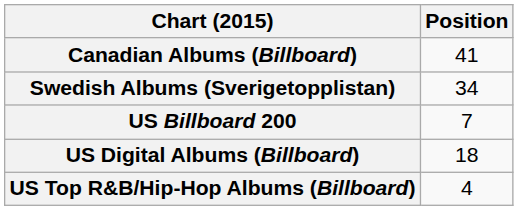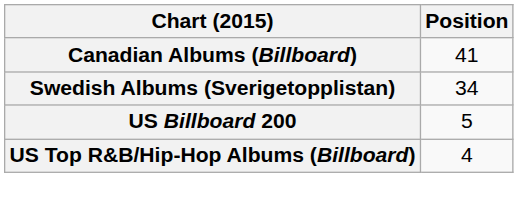(467, 121) 7 -> (467, 121) 5
- row: (212, 155)
